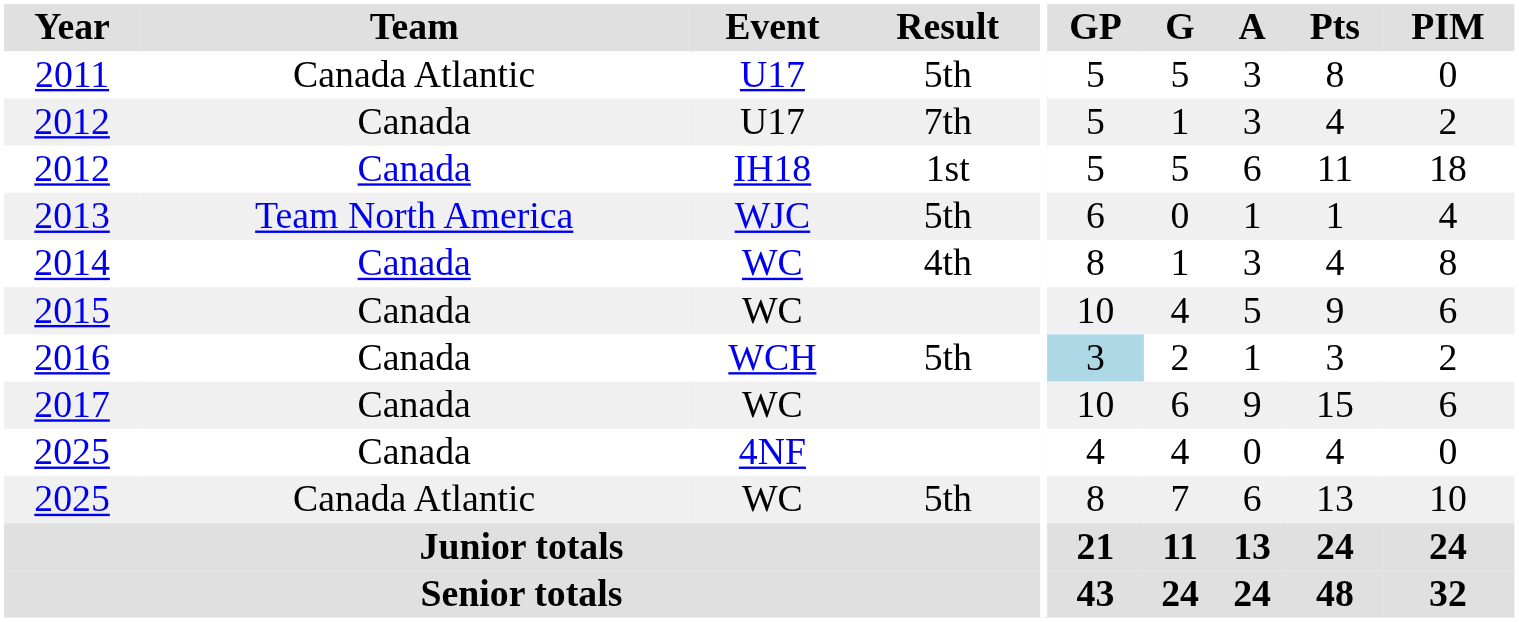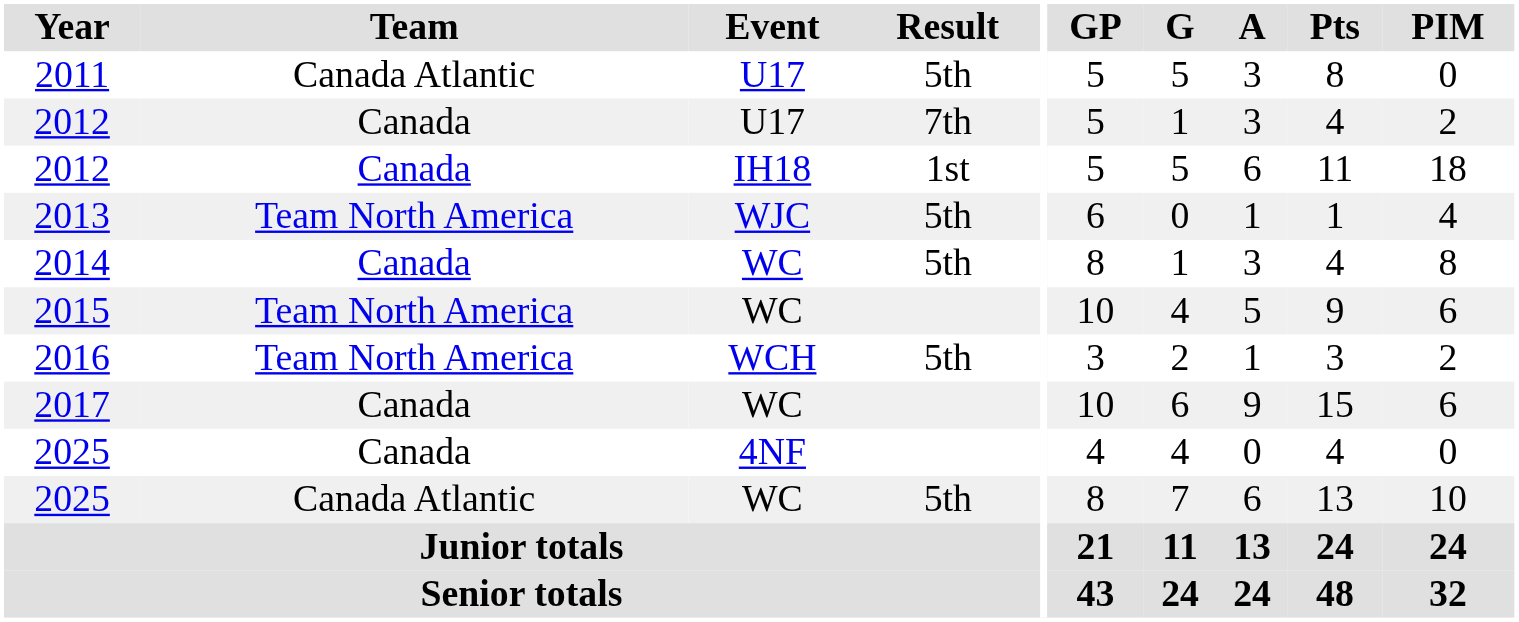(948, 262) 4th -> (948, 262) 5th
(414, 310) Canada -> (414, 310) Team North America
(414, 357) Canada -> (414, 357) Team North America
(1095, 357) lightblue background -> (1095, 357) no background
